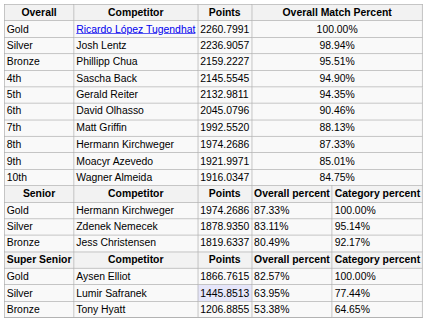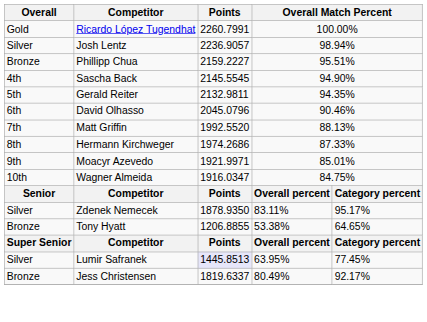- row: (18, 210)
(352, 227) 95.14% -> (352, 210) 95.17%
rows swapped: (23, 243) <-> (23, 309)
- row: (18, 276)
(352, 293) 77.44% -> (352, 260) 77.45%
